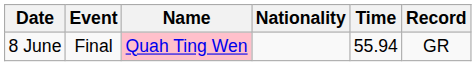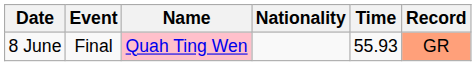(376, 46) 55.94 -> (376, 46) 55.93
(436, 46) no background -> (436, 46) lightsalmon background
